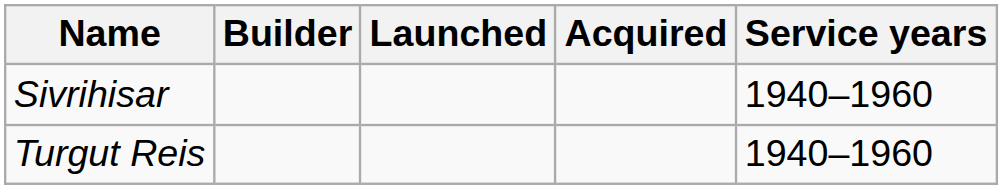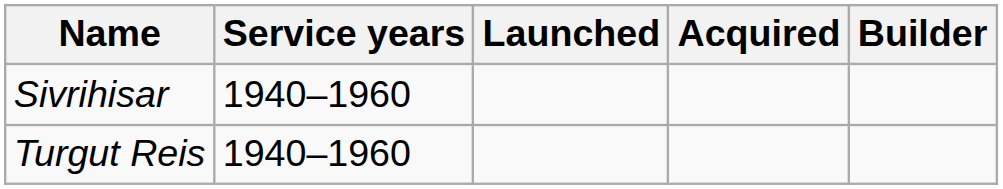columns swapped: (288, 34) <-> (866, 34)
